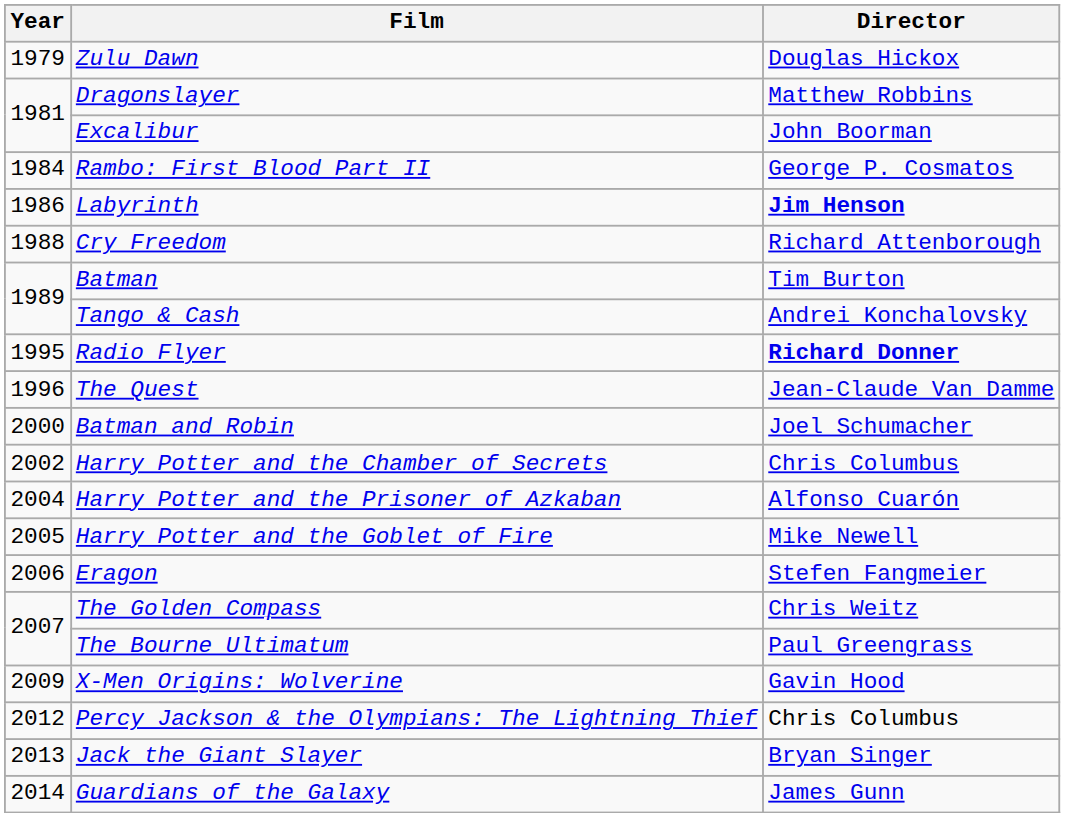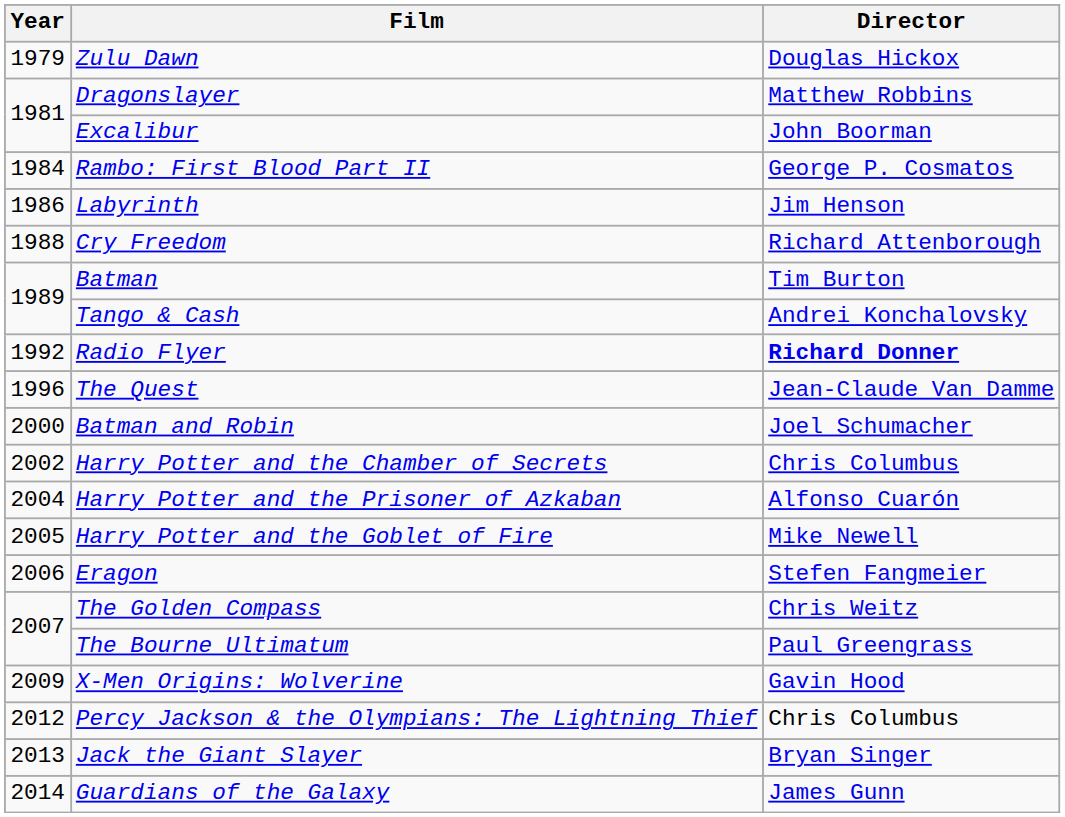(836, 207) bold -> (836, 207) normal
(38, 354) 1995 -> (38, 354) 1992
